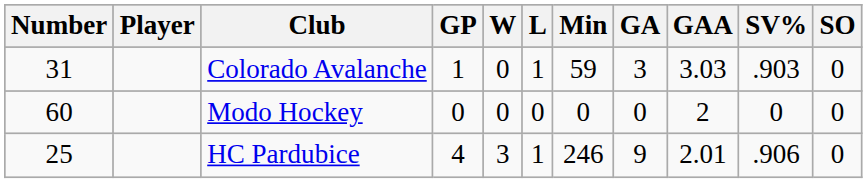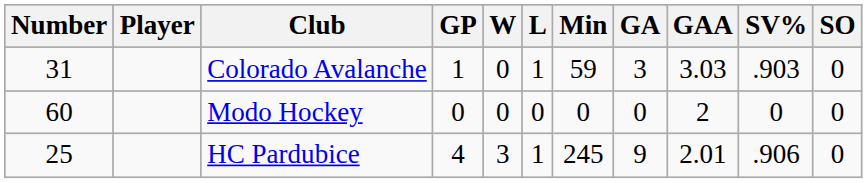(583, 154) 246 -> (583, 154) 245
